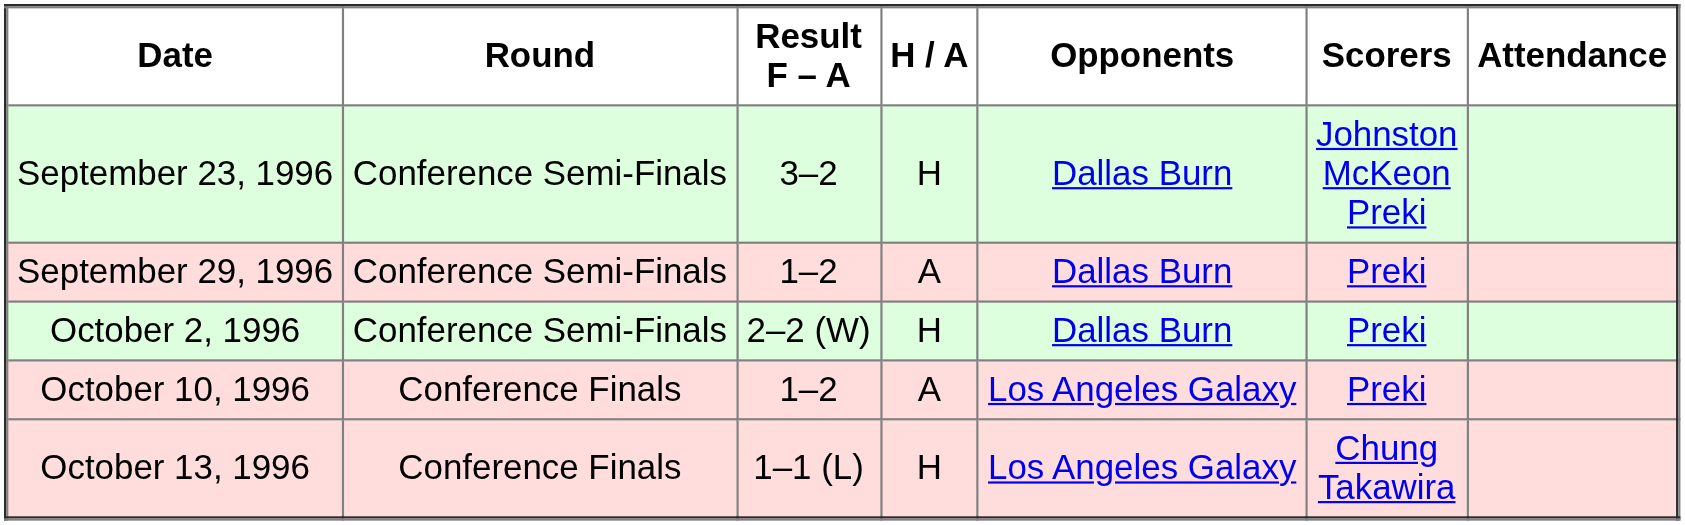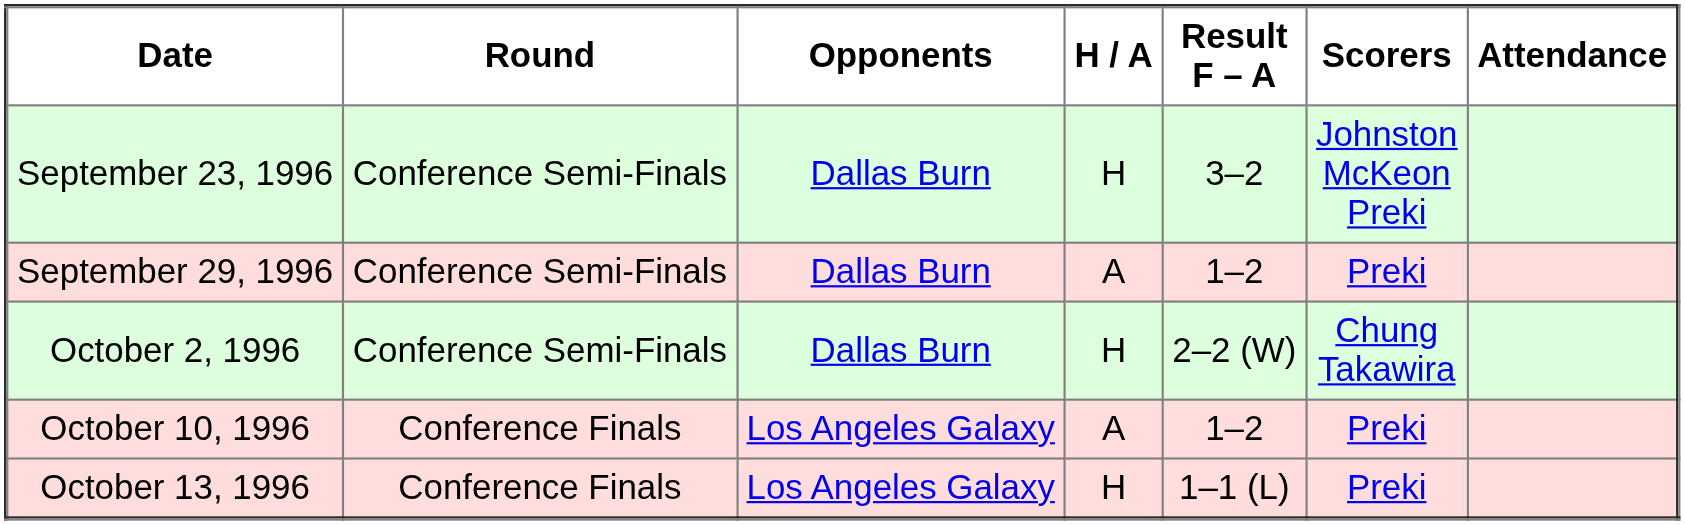columns swapped: (1142, 55) <-> (809, 55)
(1387, 330) Preki -> (1387, 350) Chung Takawira
(1387, 467) Chung Takawira -> (1387, 487) Preki
